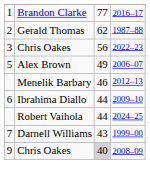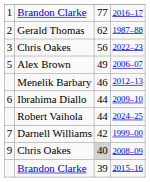(102, 133) 43 -> (102, 133) 42
+ row: (128, 168)
